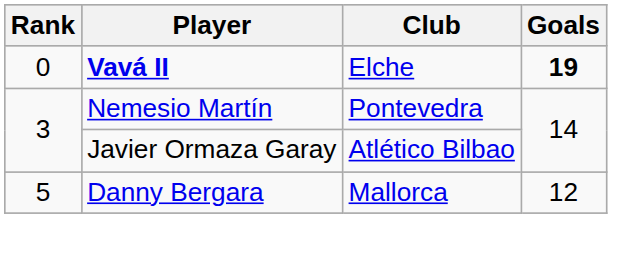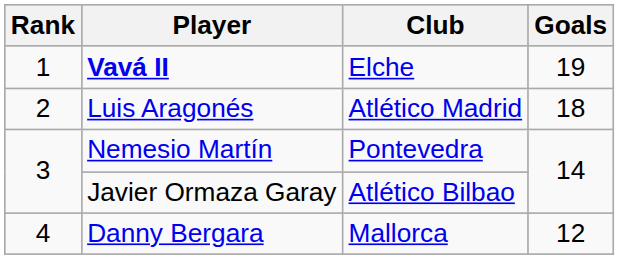(43, 66) 0 -> (43, 66) 1
(563, 66) bold -> (571, 66) normal
+ row: (170, 108)
(43, 191) 5 -> (43, 233) 4
